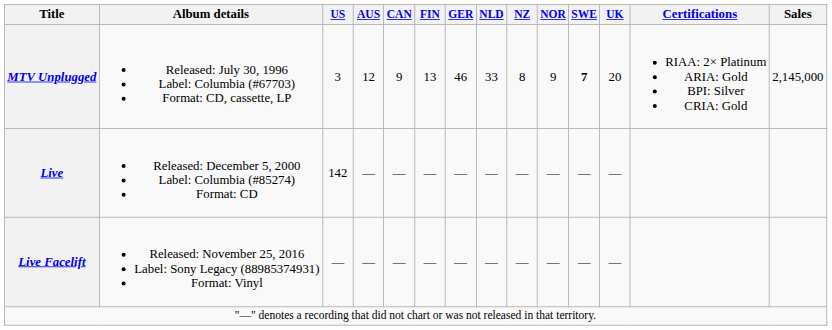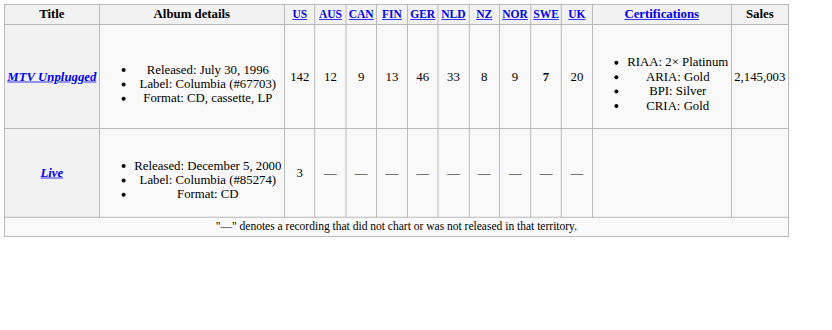(338, 76) 3 -> (300, 76) 142
(798, 76) 2,145,000 -> (760, 76) 2,145,003
(338, 172) 142 -> (300, 172) 3
- row: (52, 261)
